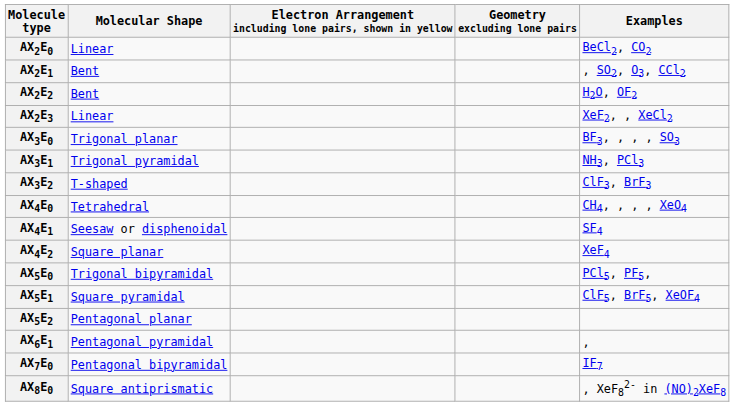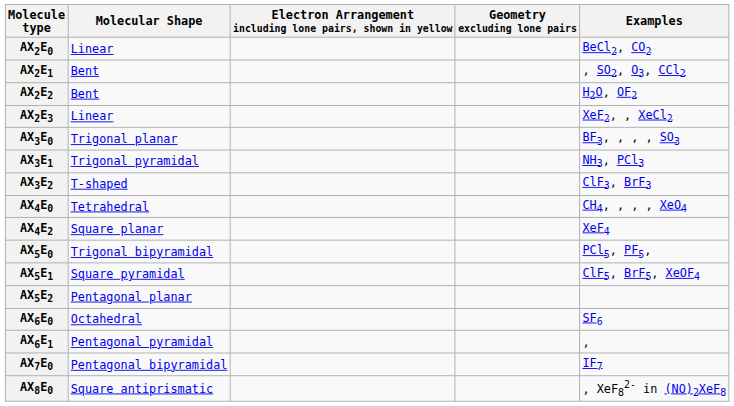- row: (37, 229)
+ row: (37, 319)
